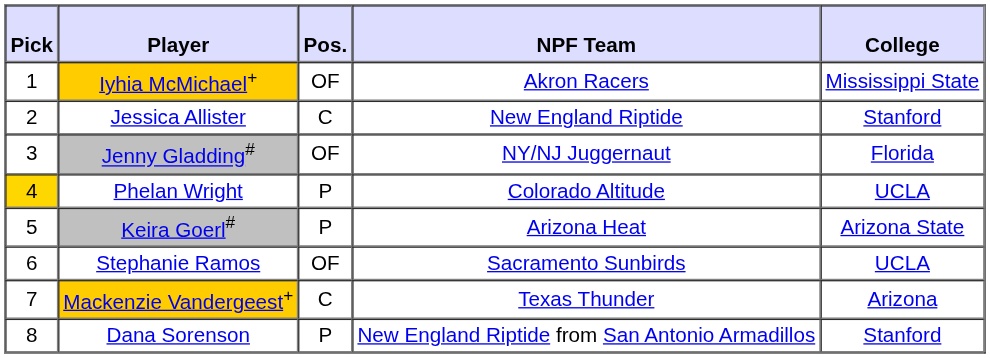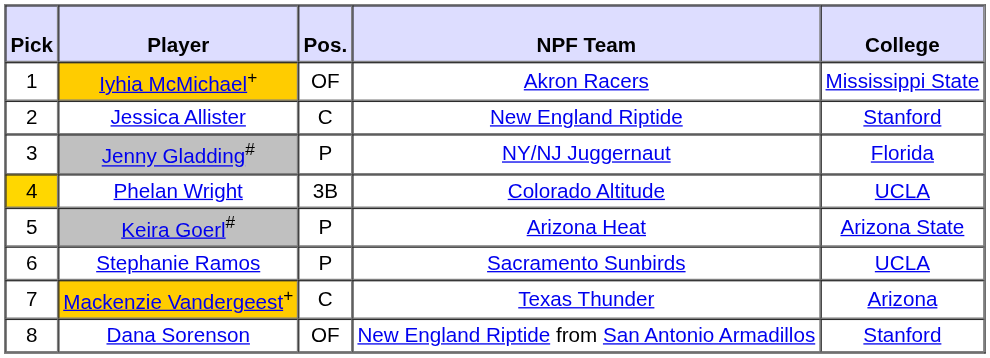(325, 154) OF -> (325, 154) P
(325, 190) P -> (325, 190) 3B
(325, 263) OF -> (325, 263) P
(325, 335) P -> (325, 335) OF
